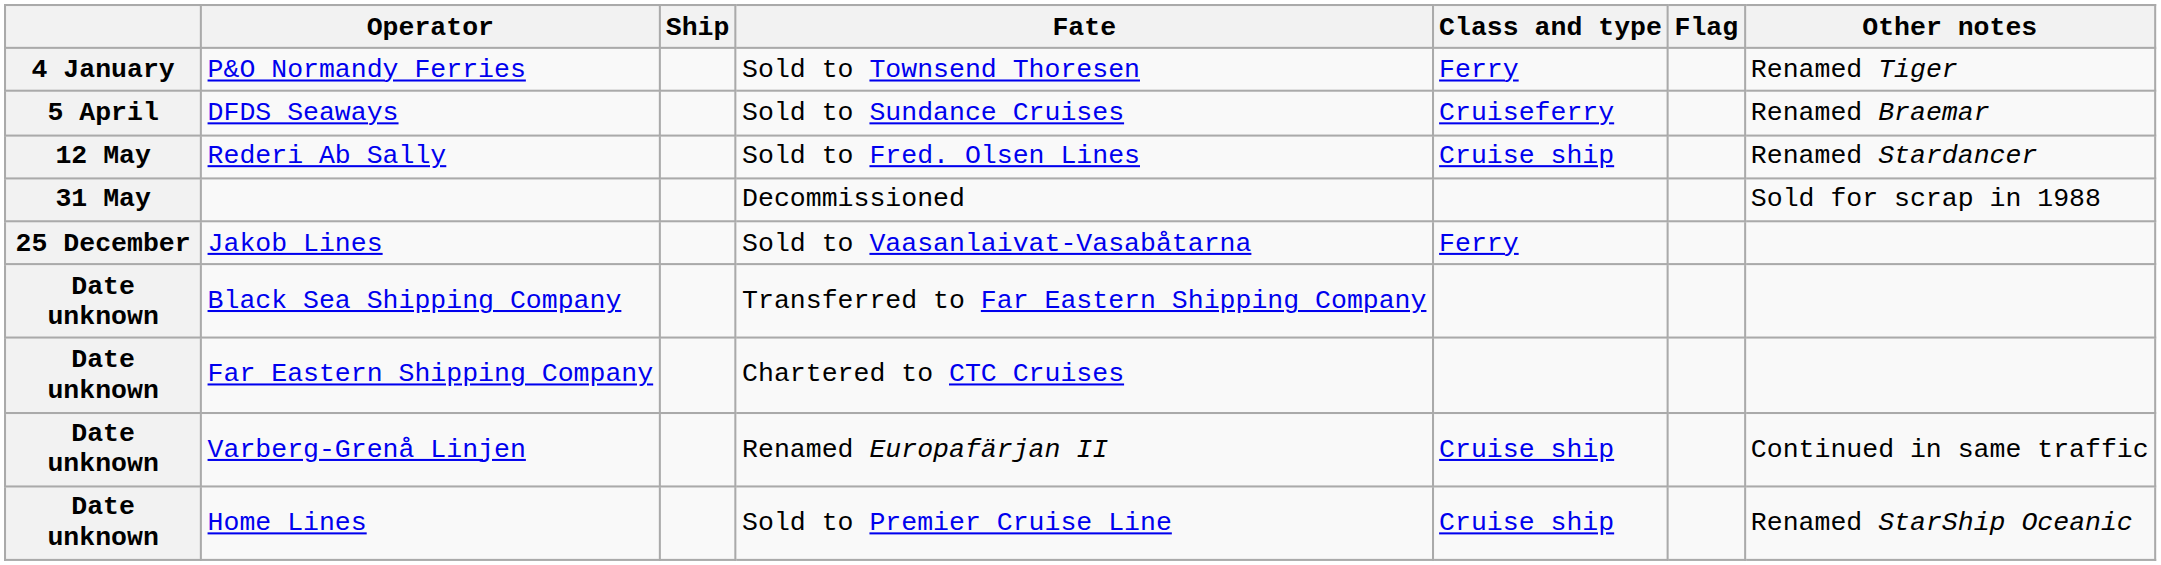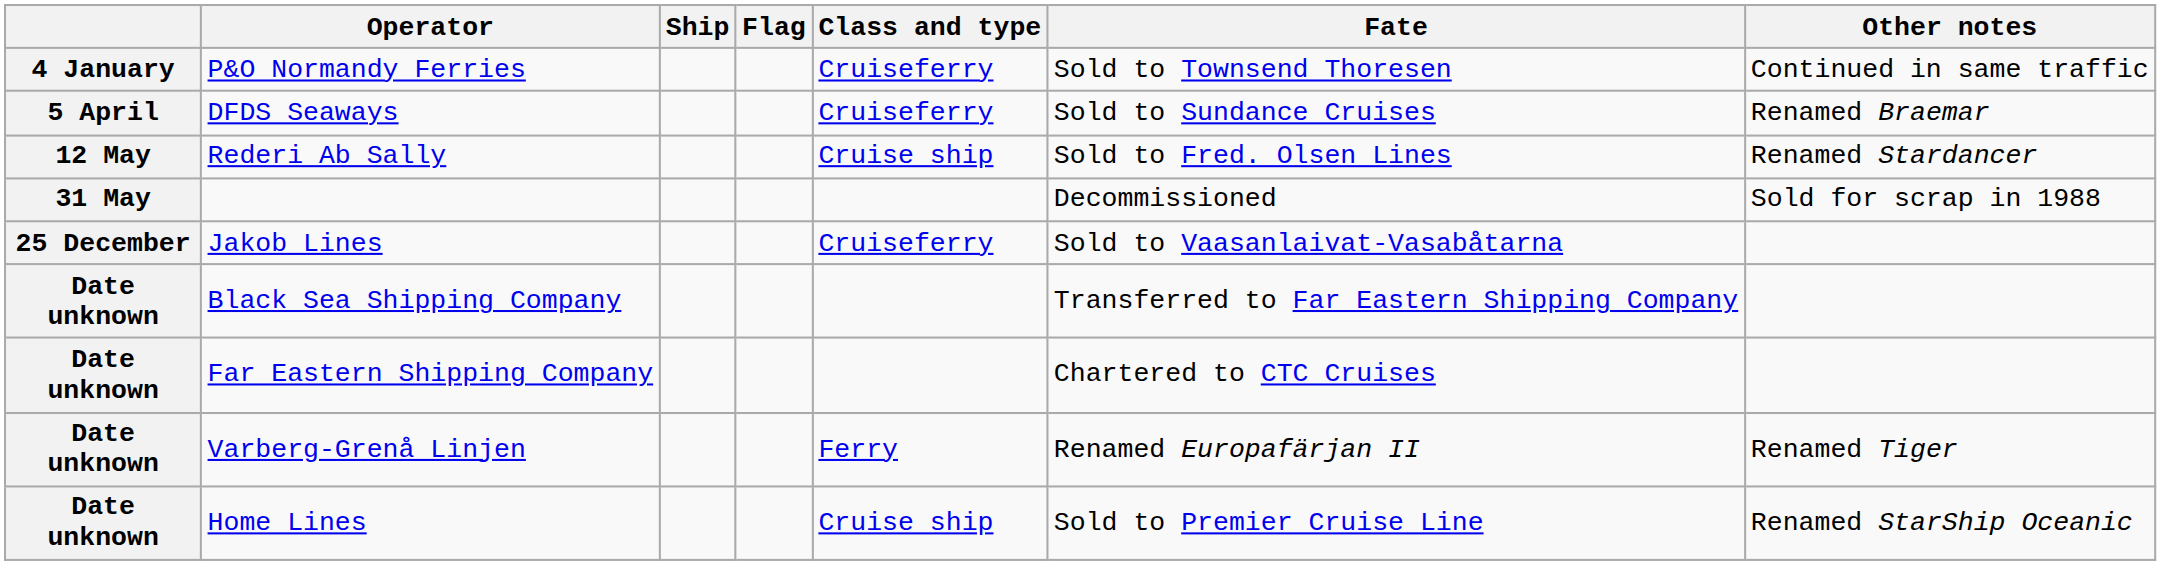columns swapped: (1706, 27) <-> (1084, 27)
(1479, 70) Ferry -> (906, 70) Cruiseferry
(1854, 70) Renamed Tiger -> (1950, 70) Continued in same traffic
(1479, 243) Ferry -> (906, 243) Cruiseferry
(1527, 449) Cruise ship -> (858, 449) Ferry
(1950, 449) Continued in same traffic -> (1854, 449) Renamed Tiger
